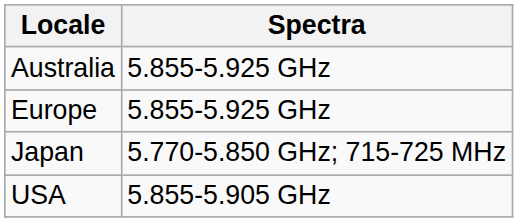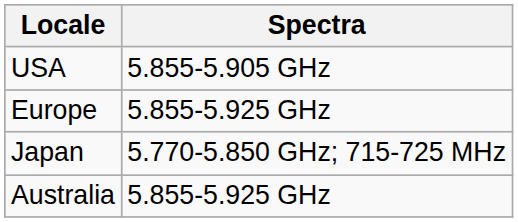rows swapped: (38, 195) <-> (63, 68)
